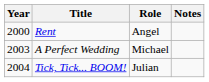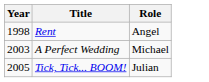- column: (188, 13)
(18, 31) 2000 -> (18, 31) 1998
(18, 67) 2004 -> (18, 67) 2005
